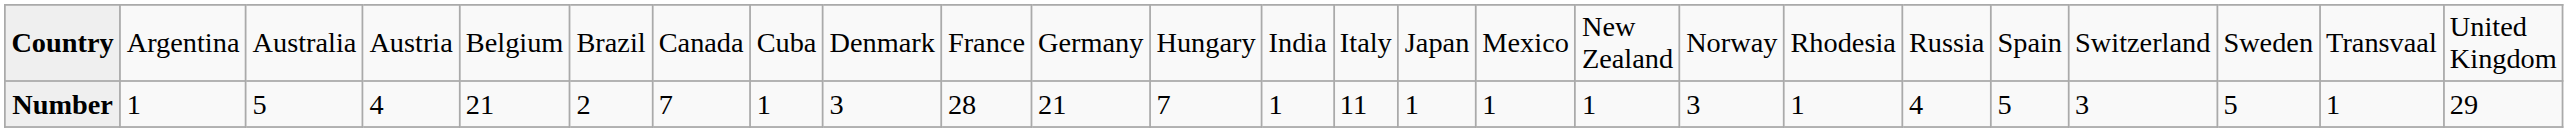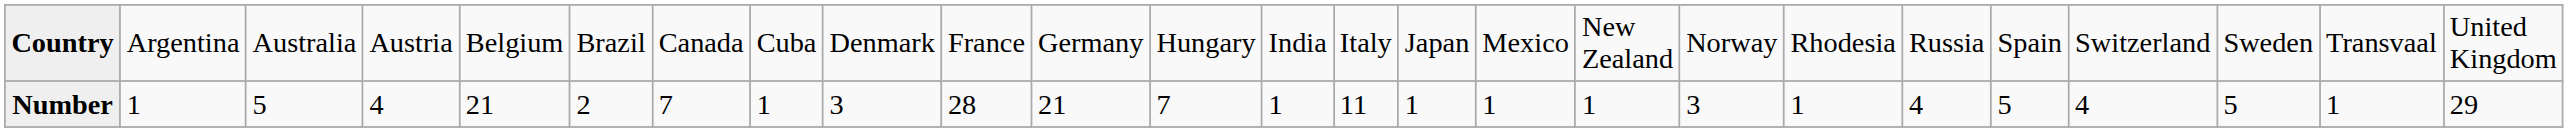(2082, 103) 3 -> (2082, 103) 4
